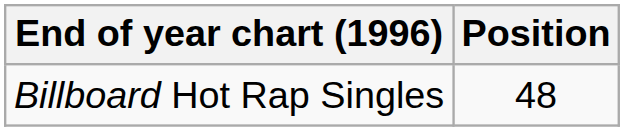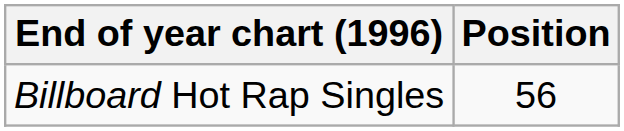(536, 94) 48 -> (536, 94) 56
